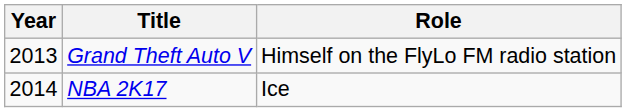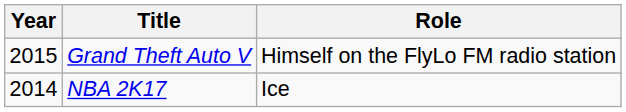(33, 55) 2013 -> (33, 55) 2015
